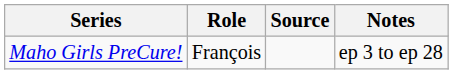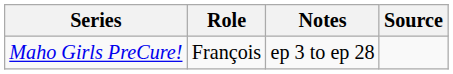columns swapped: (391, 20) <-> (300, 20)
